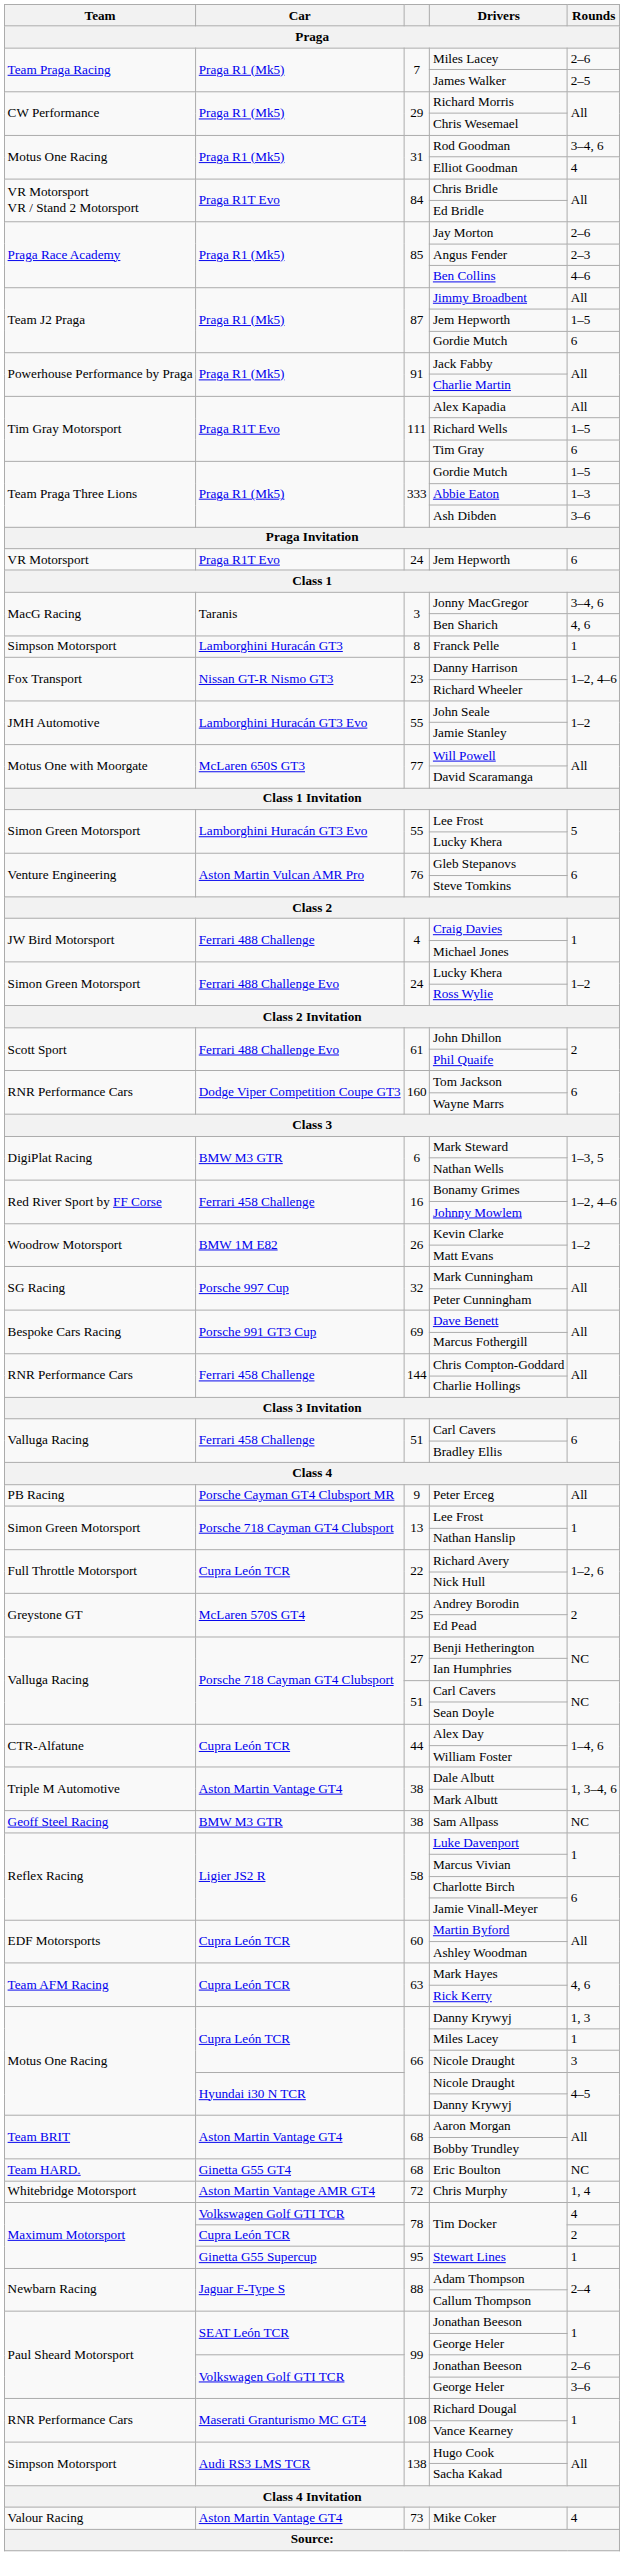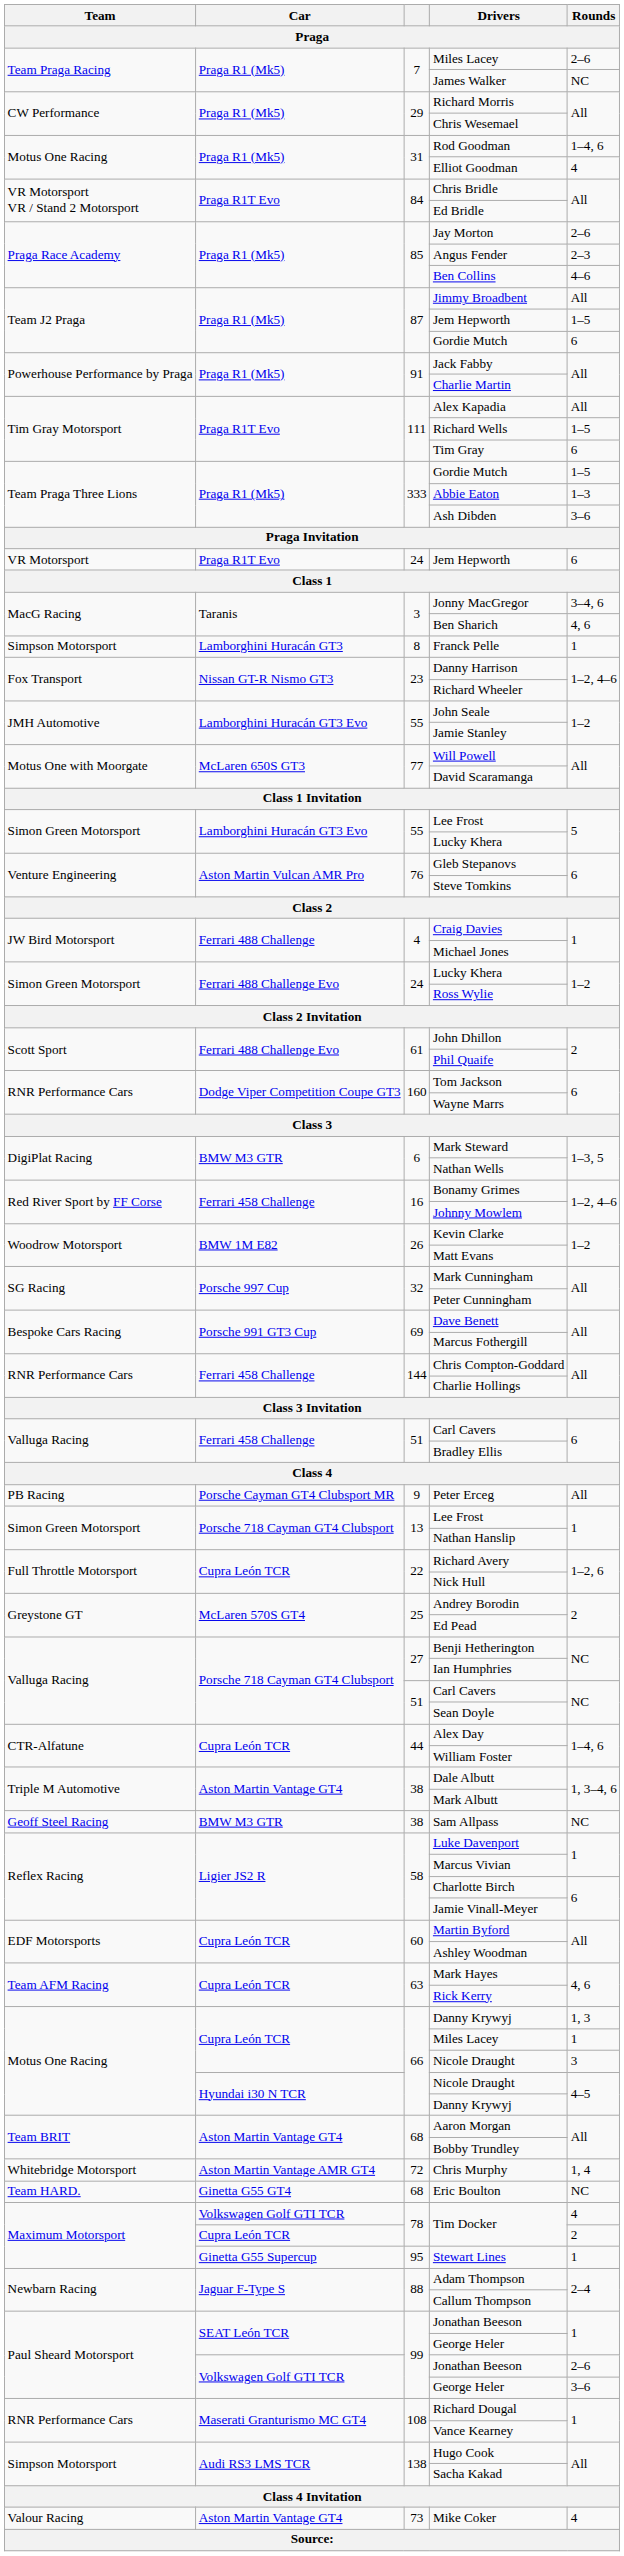(581, 80) 2–5 -> (580, 80) NC
(587, 145) 3–4, 6 -> (587, 145) 1–4, 6
rows swapped: (245, 2169) <-> (287, 2191)
